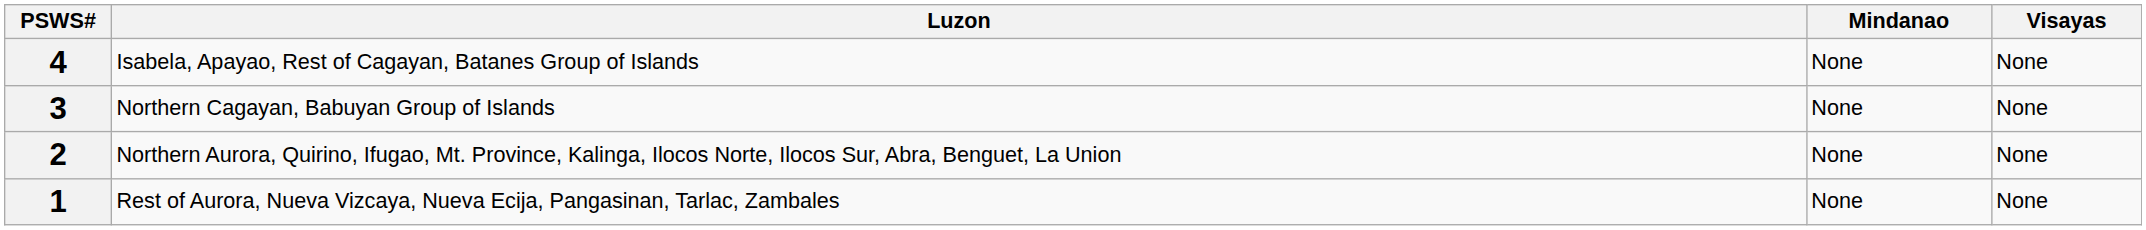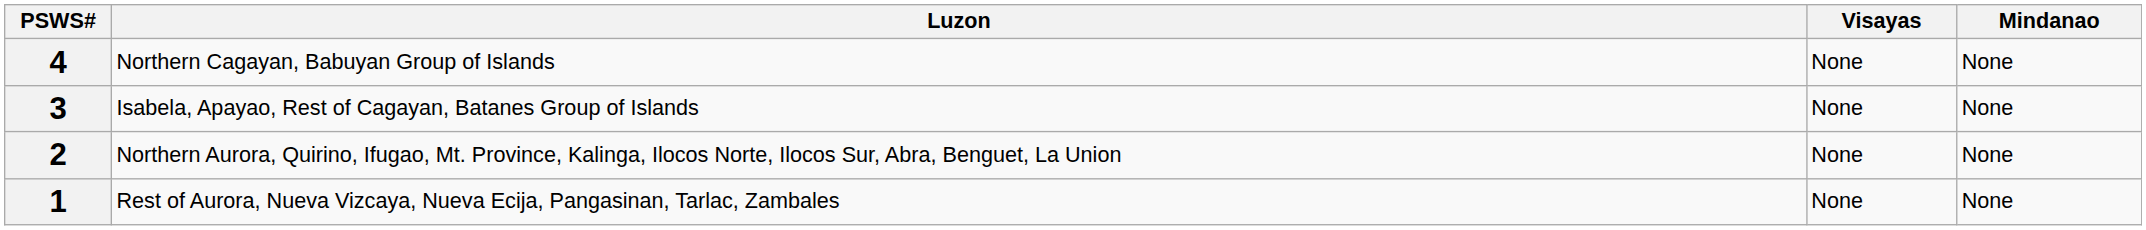columns swapped: (2067, 21) <-> (1899, 21)
(408, 61) Isabela, Apayao, Rest of Cagayan, Batanes Group of Islands -> (336, 61) Northern Cagayan, Babuyan Group of Islands
(336, 108) Northern Cagayan, Babuyan Group of Islands -> (408, 108) Isabela, Apayao, Rest of Cagayan, Batanes Group of Islands
